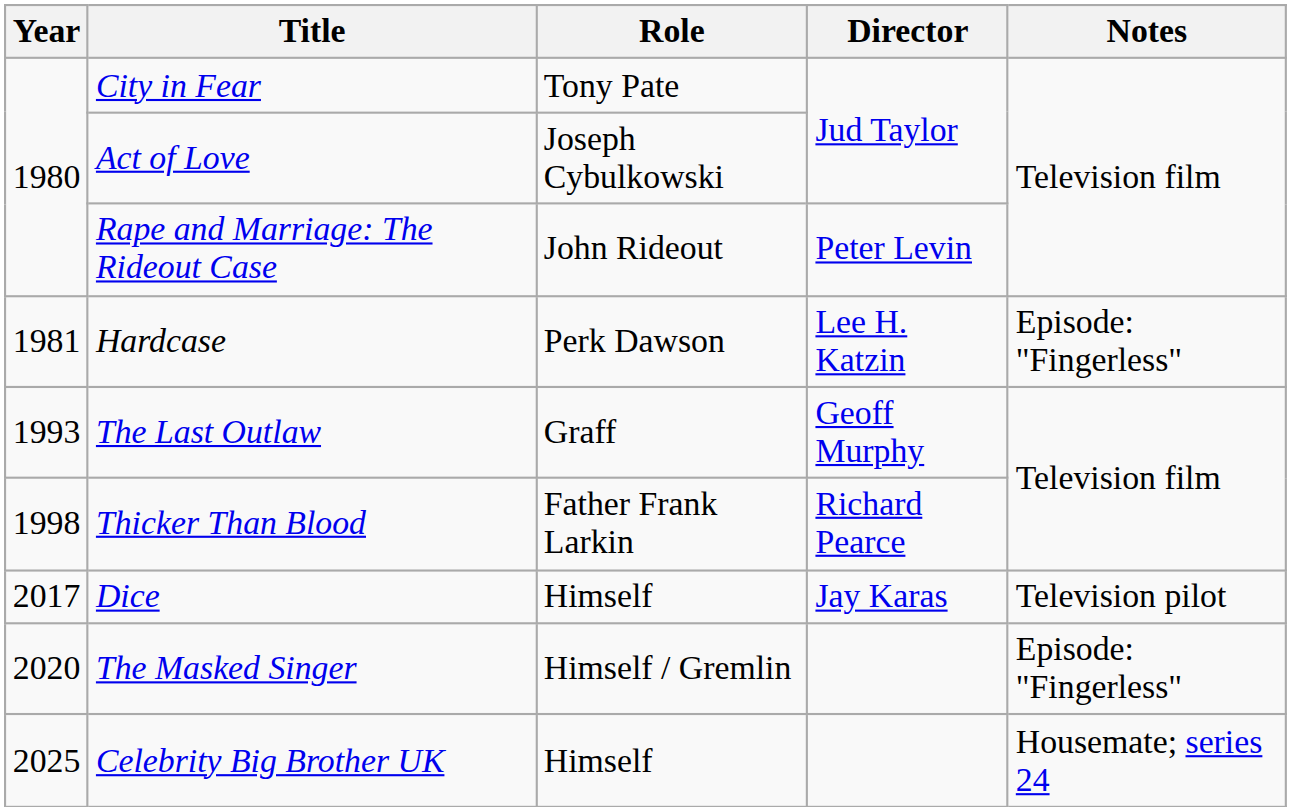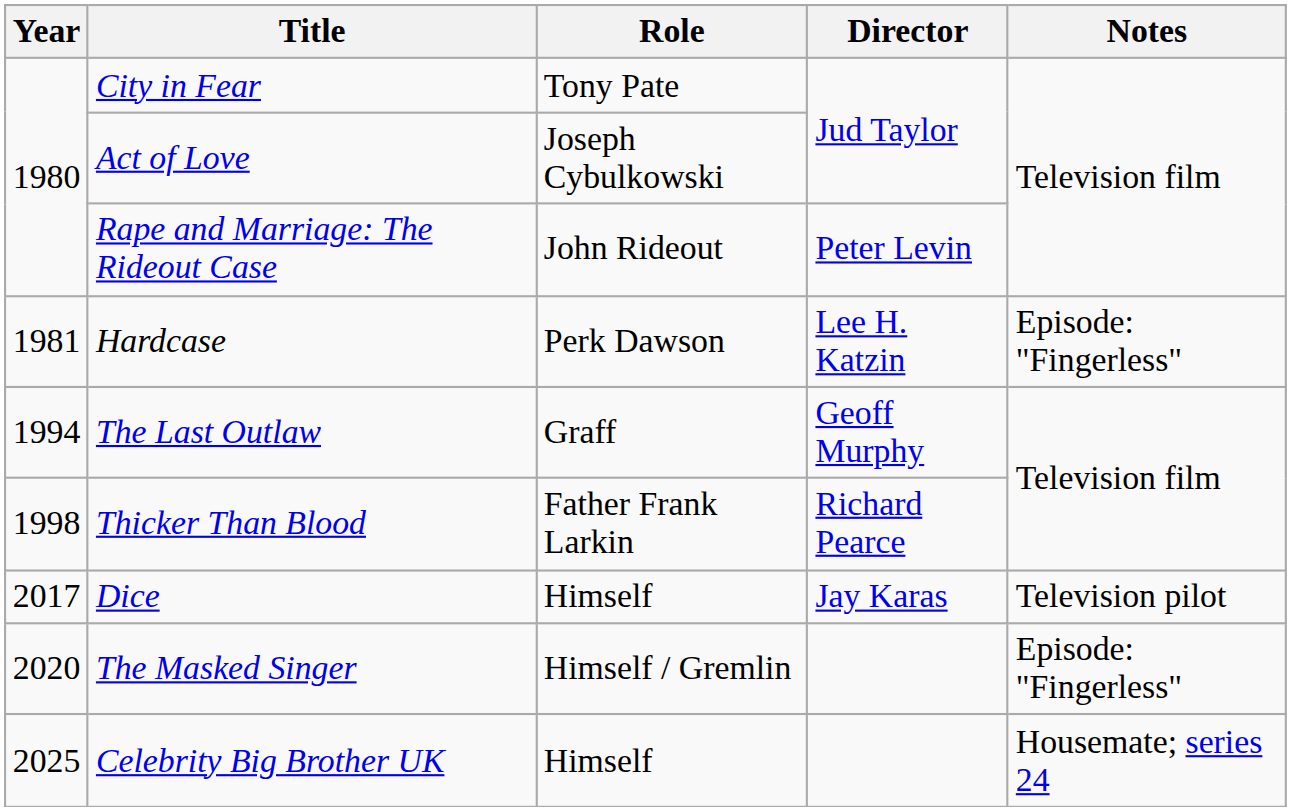(47, 431) 1993 -> (47, 431) 1994
